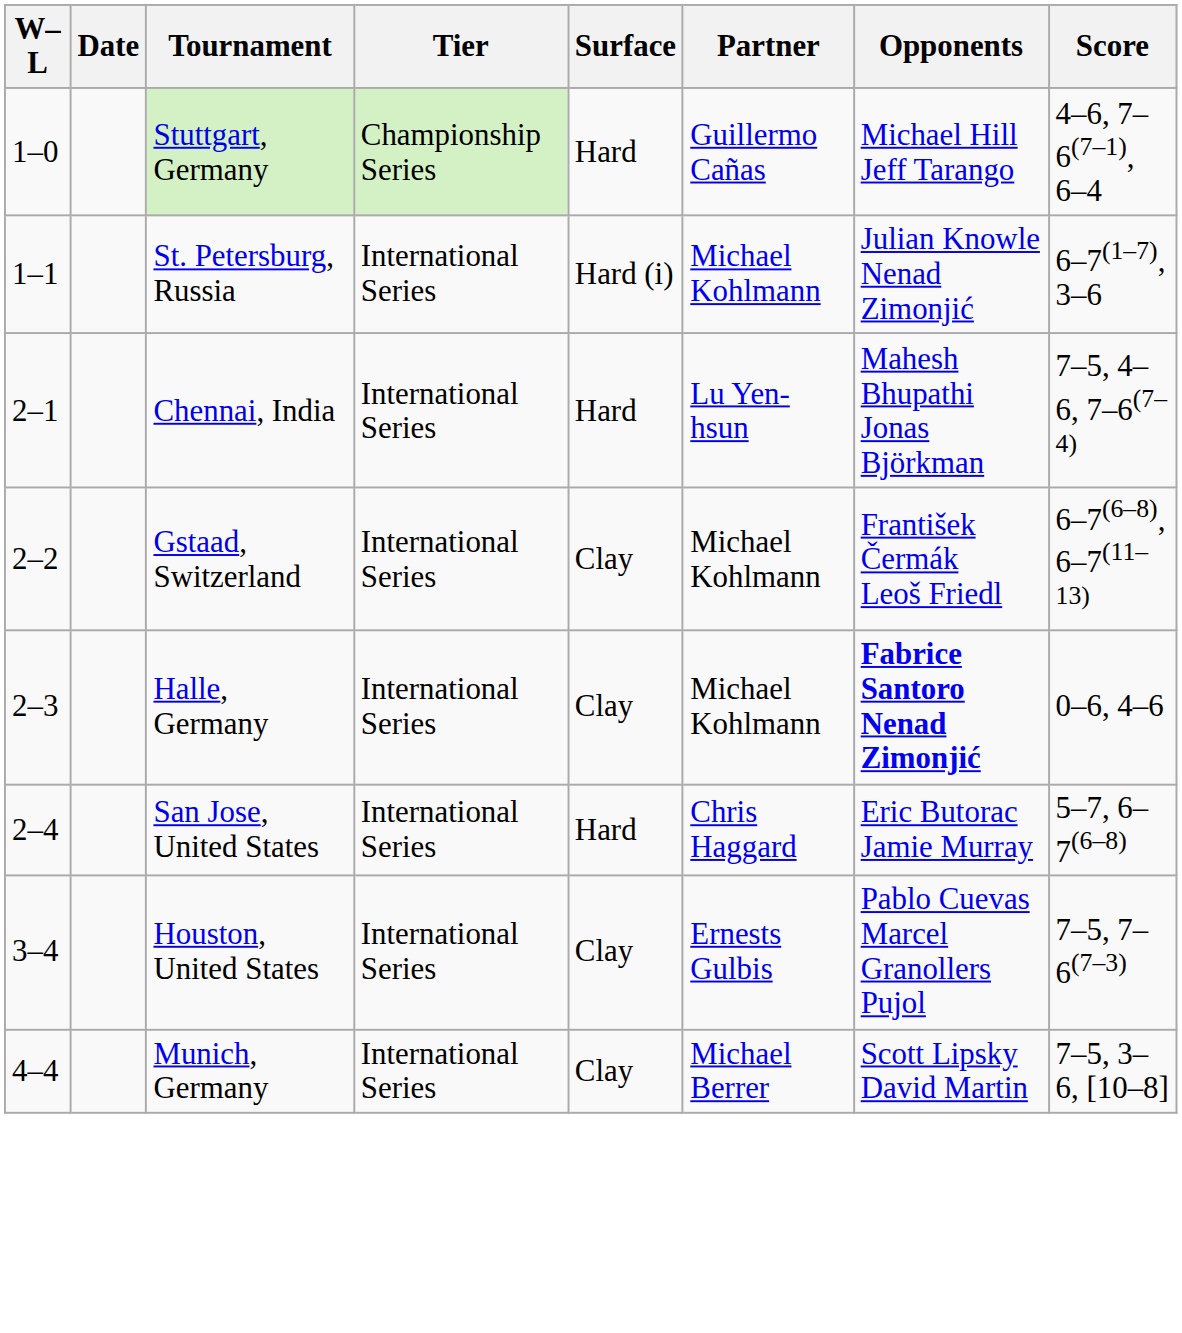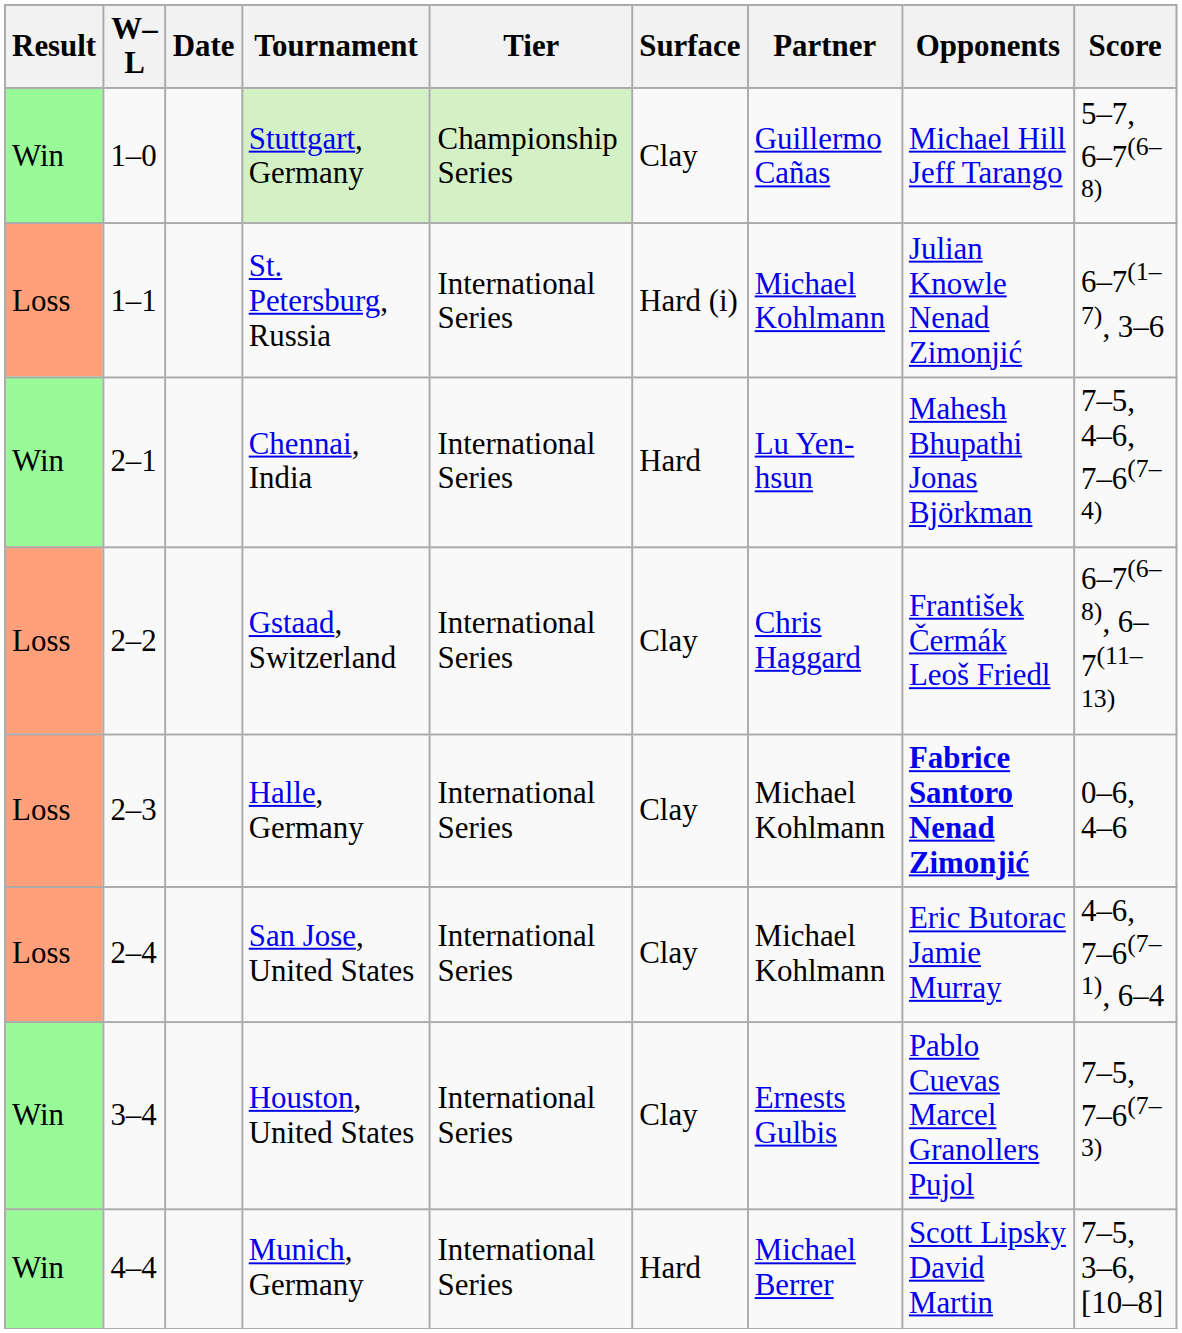+ column: (54, 46)
(606, 151) Hard -> (668, 155) Clay
(1102, 151) 4–6, 7–6(7–1), 6–4 -> (1121, 149) 5–7, 6–7(6–8)
(755, 558) Michael Kohlmann -> (808, 639) Chris Haggard
(606, 829) Hard -> (668, 953) Clay
(743, 829) Chris Haggard -> (820, 953) Michael Kohlmann
(1102, 829) 5–7, 6–7(6–8) -> (1123, 953) 4–6, 7–6(7–1), 6–4
(604, 1070) Clay -> (670, 1268) Hard
